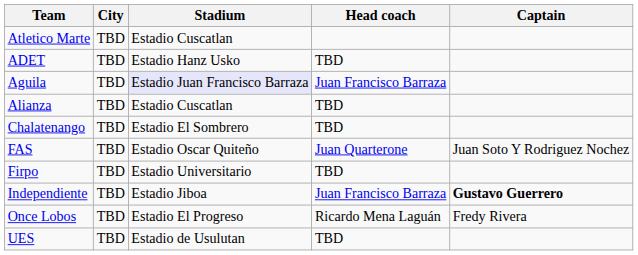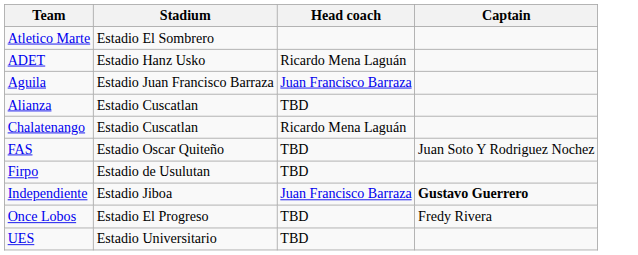- column: (111, 15)
(182, 37) Estadio Cuscatlan -> (155, 37) Estadio El Sombrero
(329, 60) TBD -> (343, 60) Ricardo Mena Laguán
(220, 82) lavender background -> (185, 82) no background
(190, 127) Estadio El Sombrero -> (147, 127) Estadio Cuscatlan
(329, 127) TBD -> (343, 127) Ricardo Mena Laguán
(361, 149) Juan Quarterone -> (294, 149) TBD
(191, 171) Estadio Universitario -> (153, 171) Estadio de Usulutan
(378, 216) Ricardo Mena Laguán -> (294, 216) TBD
(188, 238) Estadio de Usulutan -> (157, 238) Estadio Universitario
